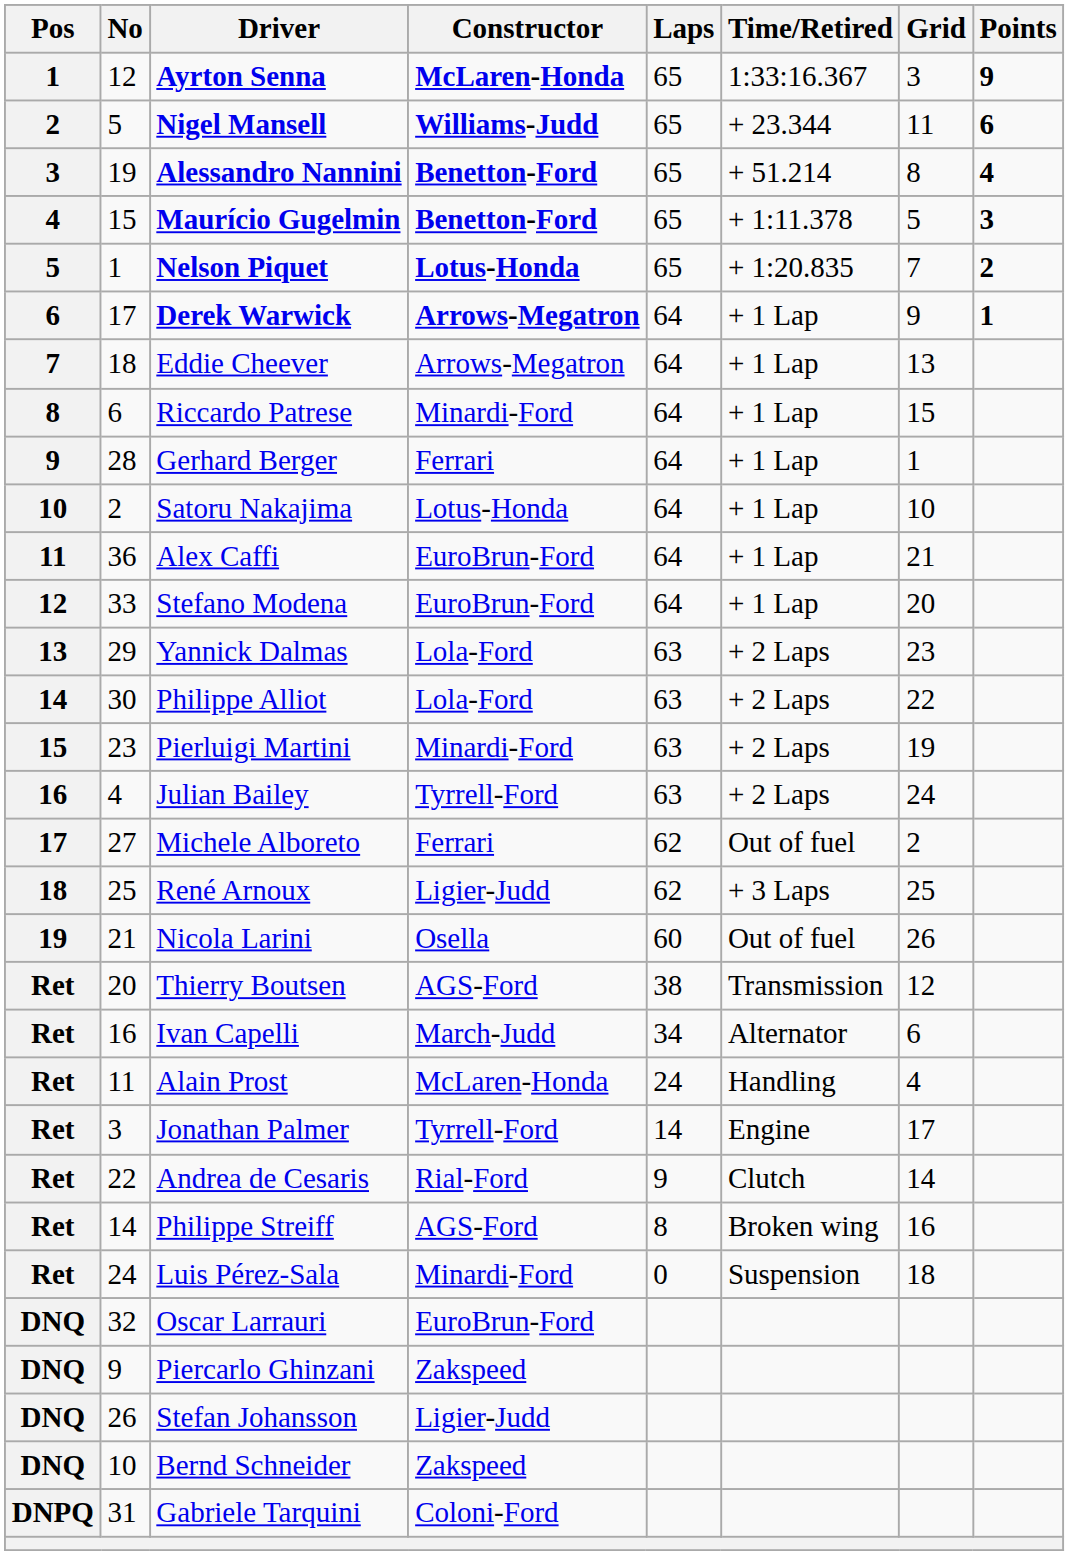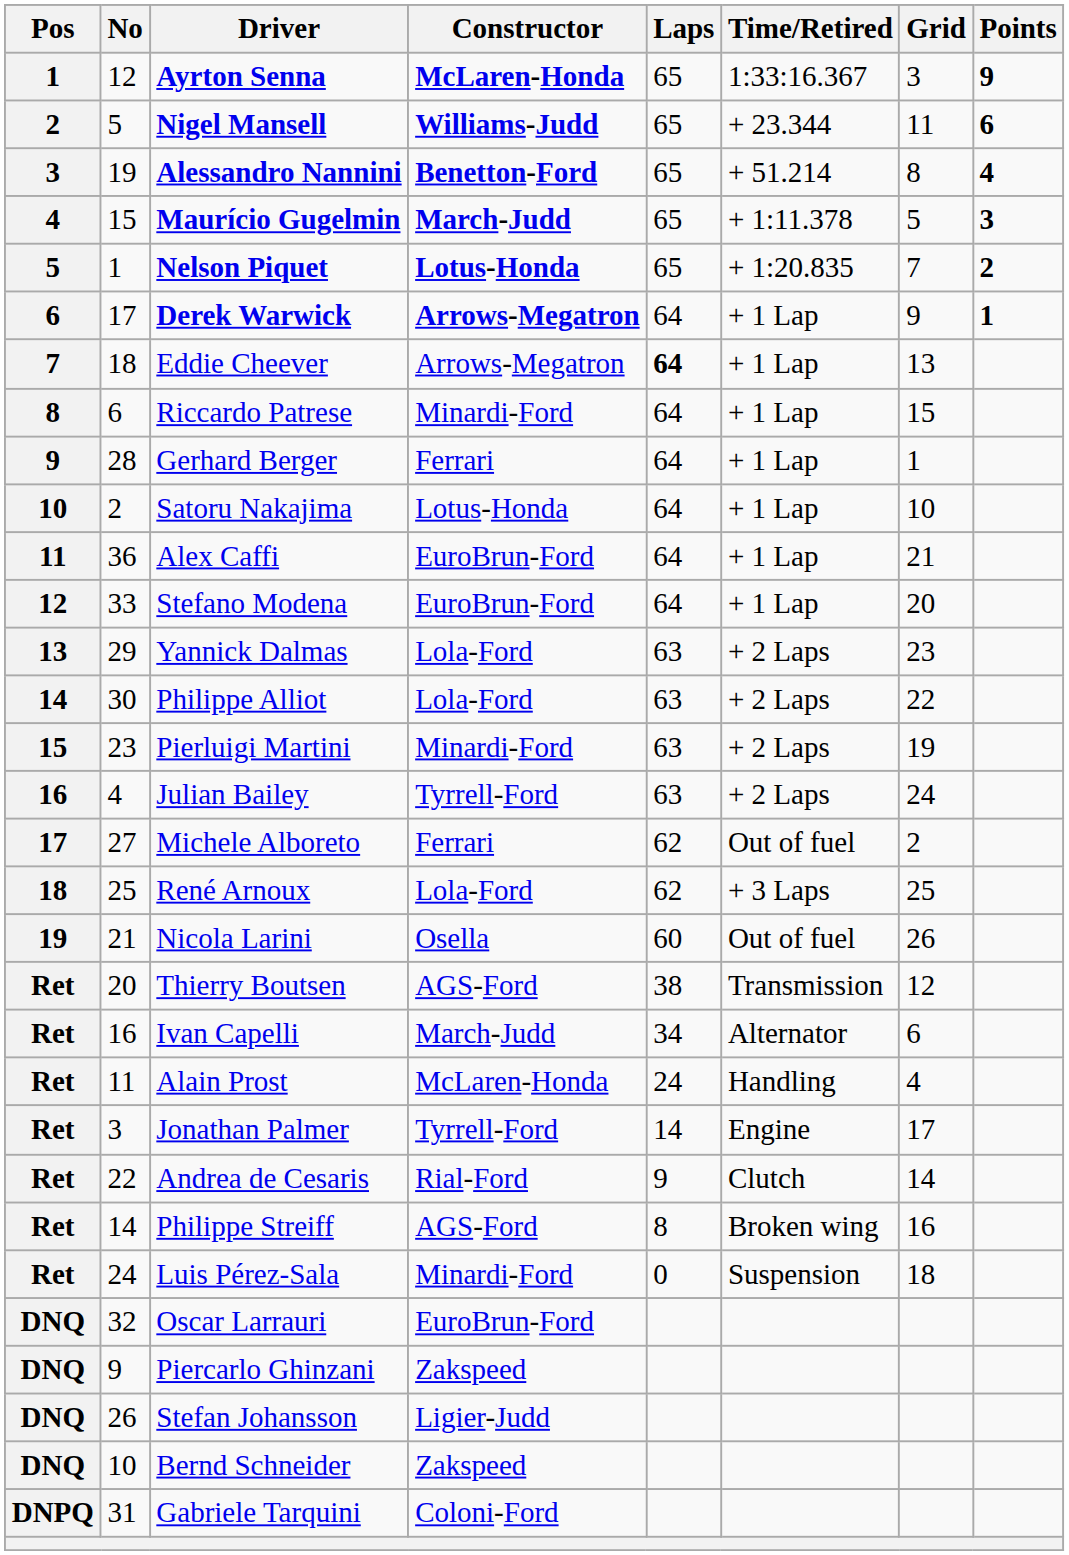(506, 220) Benetton-Ford -> (493, 220) March-Judd
(668, 363) normal -> (668, 363) bold
(483, 890) Ligier-Judd -> (474, 890) Lola-Ford
